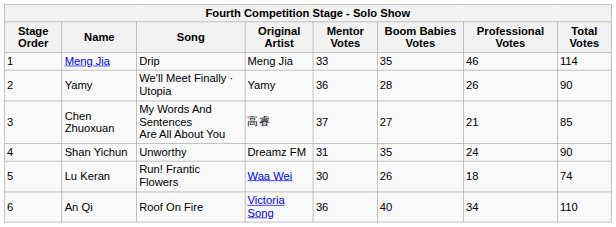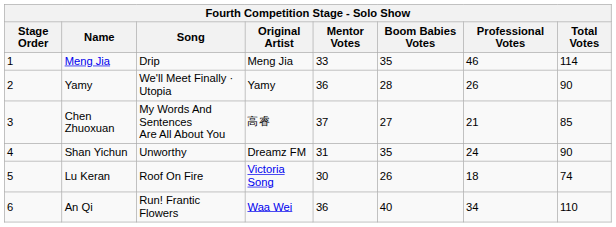(170, 176) Run! Frantic Flowers -> (171, 176) Roof On Fire
(270, 176) Waa Wei -> (266, 176) Victoria Song
(171, 207) Roof On Fire -> (170, 207) Run! Frantic Flowers
(266, 207) Victoria Song -> (270, 207) Waa Wei
